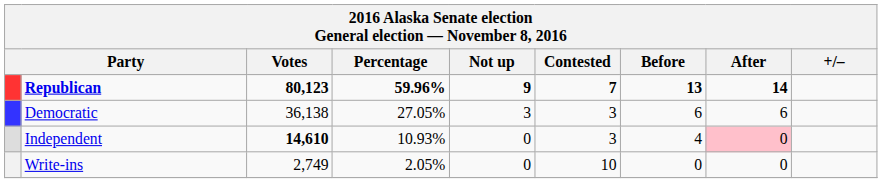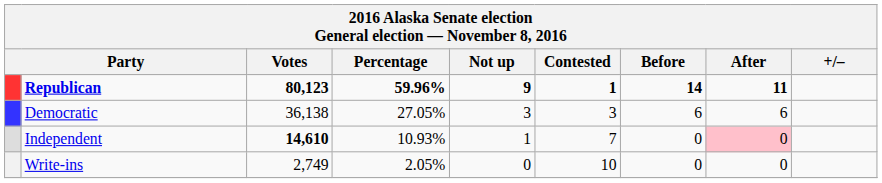(613, 87) 7 -> (613, 87) 1
(694, 87) 13 -> (694, 87) 14
(780, 87) 14 -> (780, 87) 11
(527, 139) 0 -> (527, 139) 1
(613, 139) 3 -> (613, 139) 7
(698, 139) 4 -> (698, 139) 0
